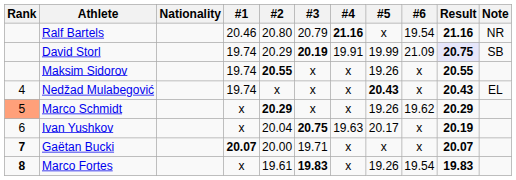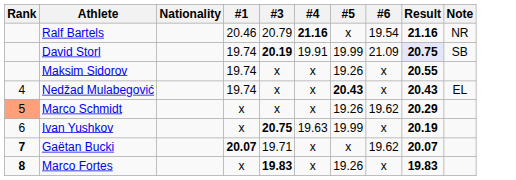- column: (277, 14)
(384, 128) 20.17 -> (348, 128) 19.99
(419, 147) x -> (384, 147) 19.62
(419, 166) 19.54 -> (384, 166) x
